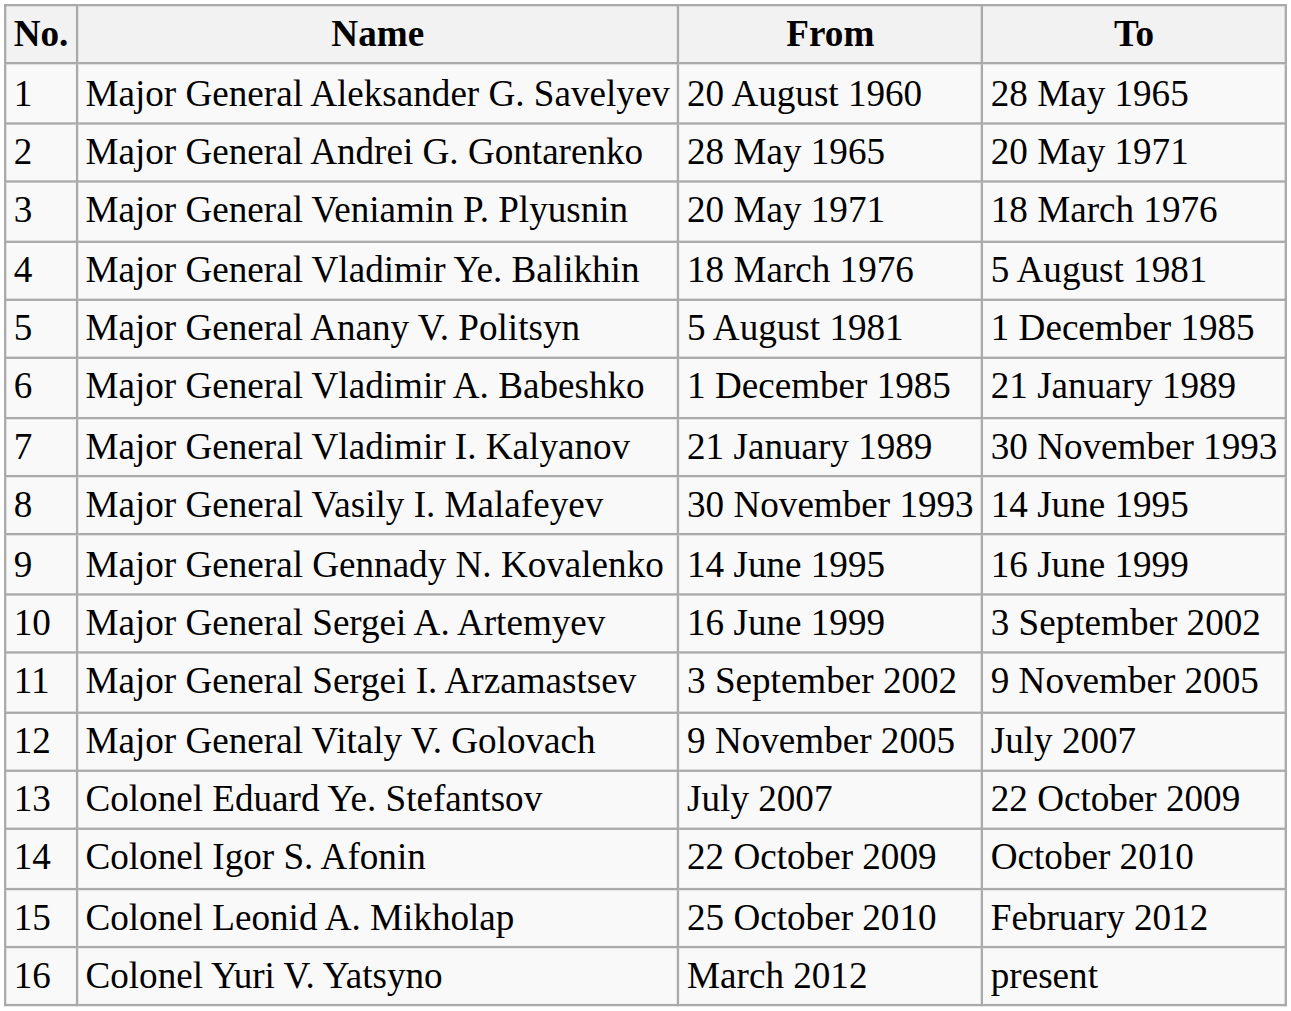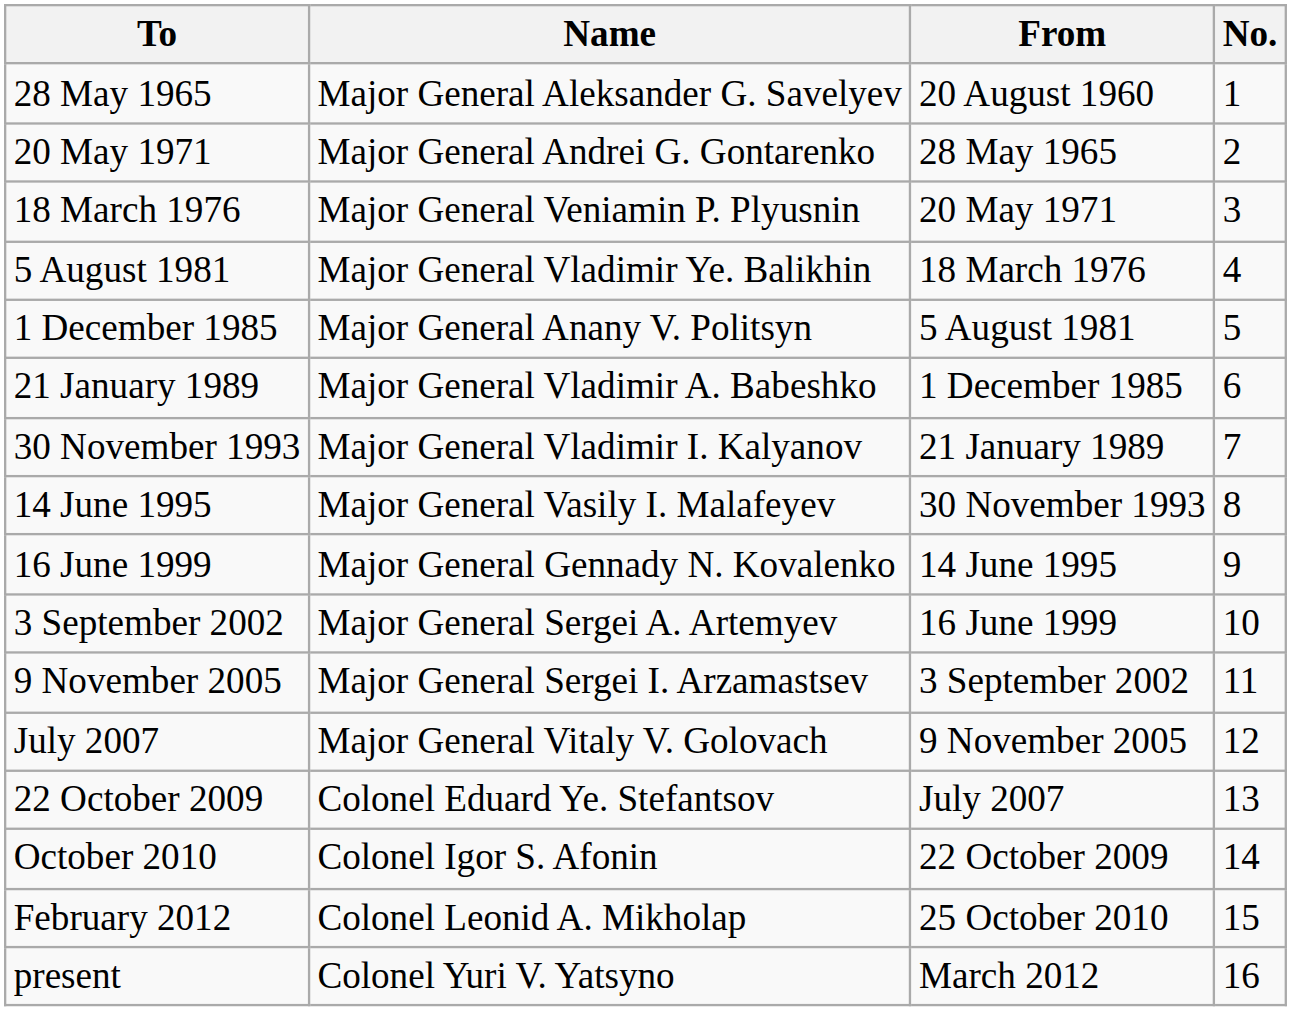columns swapped: (41, 33) <-> (1134, 33)
